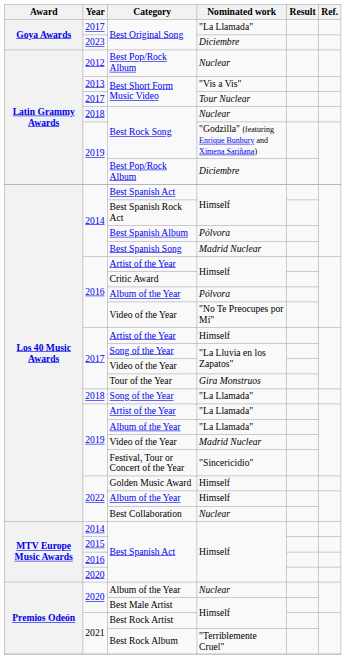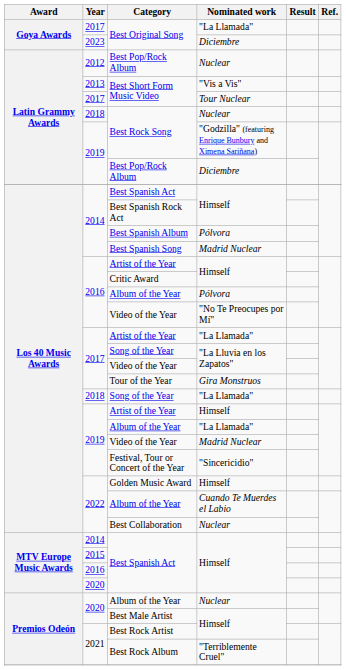(215, 335) Himself -> (226, 335) "La Llamada"
(226, 411) "La Llamada" -> (215, 411) Himself
(215, 498) Himself -> (238, 504) Cuando Te Muerdes el Labio
